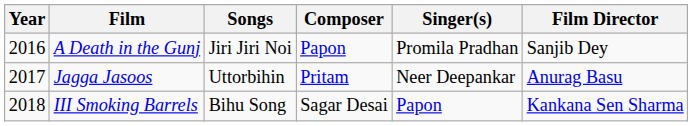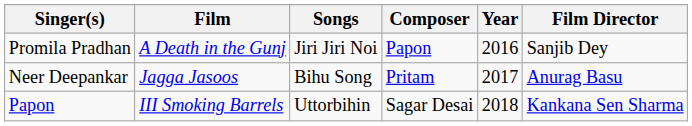columns swapped: (27, 18) <-> (457, 18)
(247, 76) Uttorbihin -> (333, 76) Bihu Song
(247, 105) Bihu Song -> (332, 105) Uttorbihin
